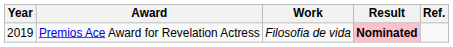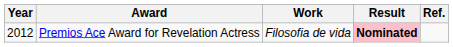(20, 32) 2019 -> (20, 32) 2012
